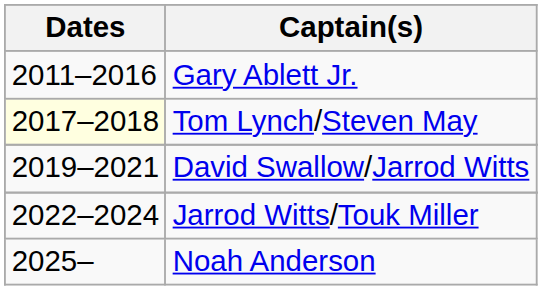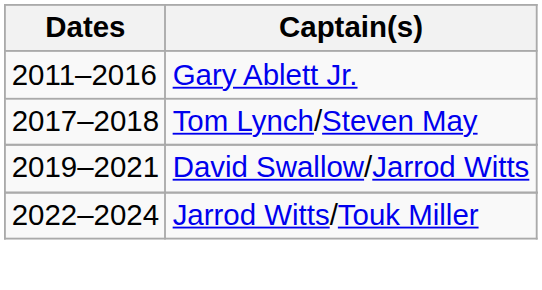(85, 121) lightyellow background -> (85, 121) no background
- row: (274, 261)
